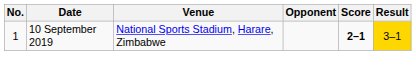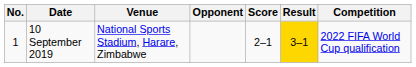+ column: (365, 13)
(356, 36) bold -> (263, 42) normal
